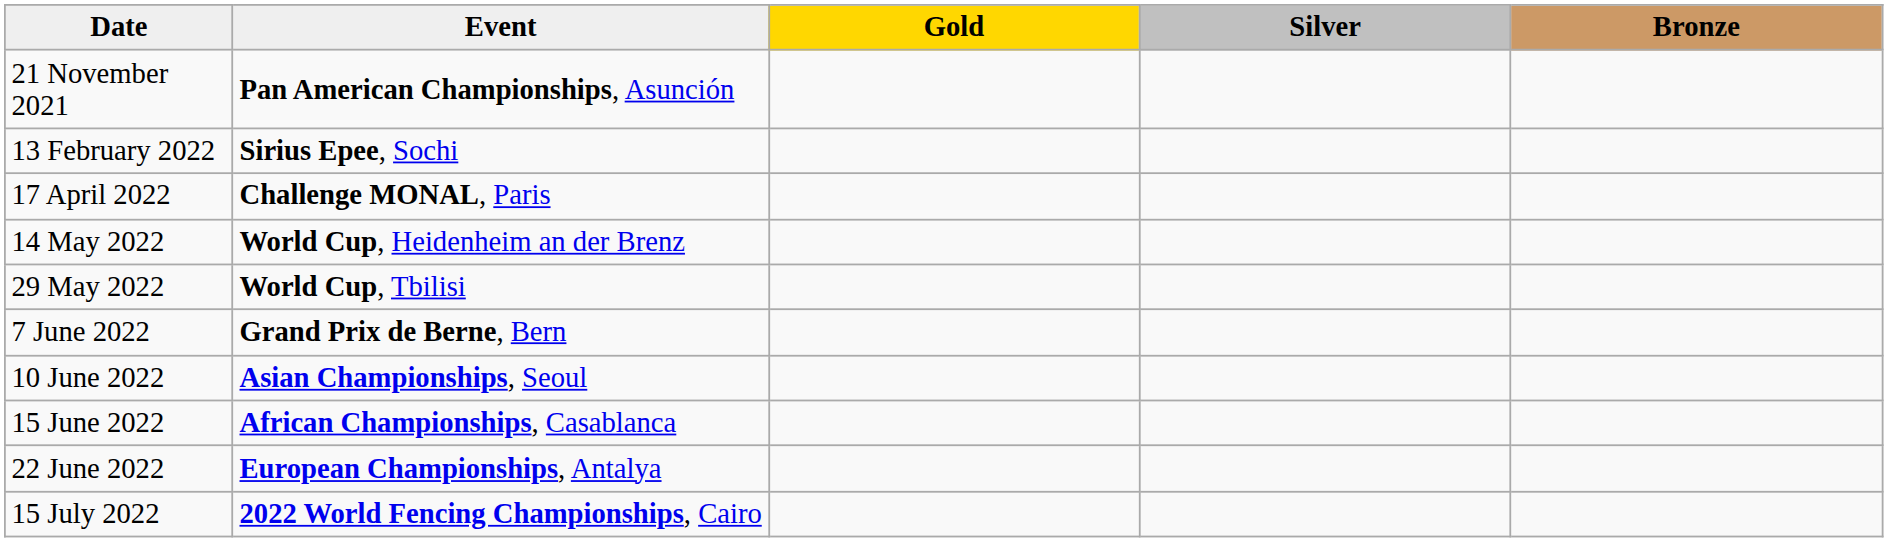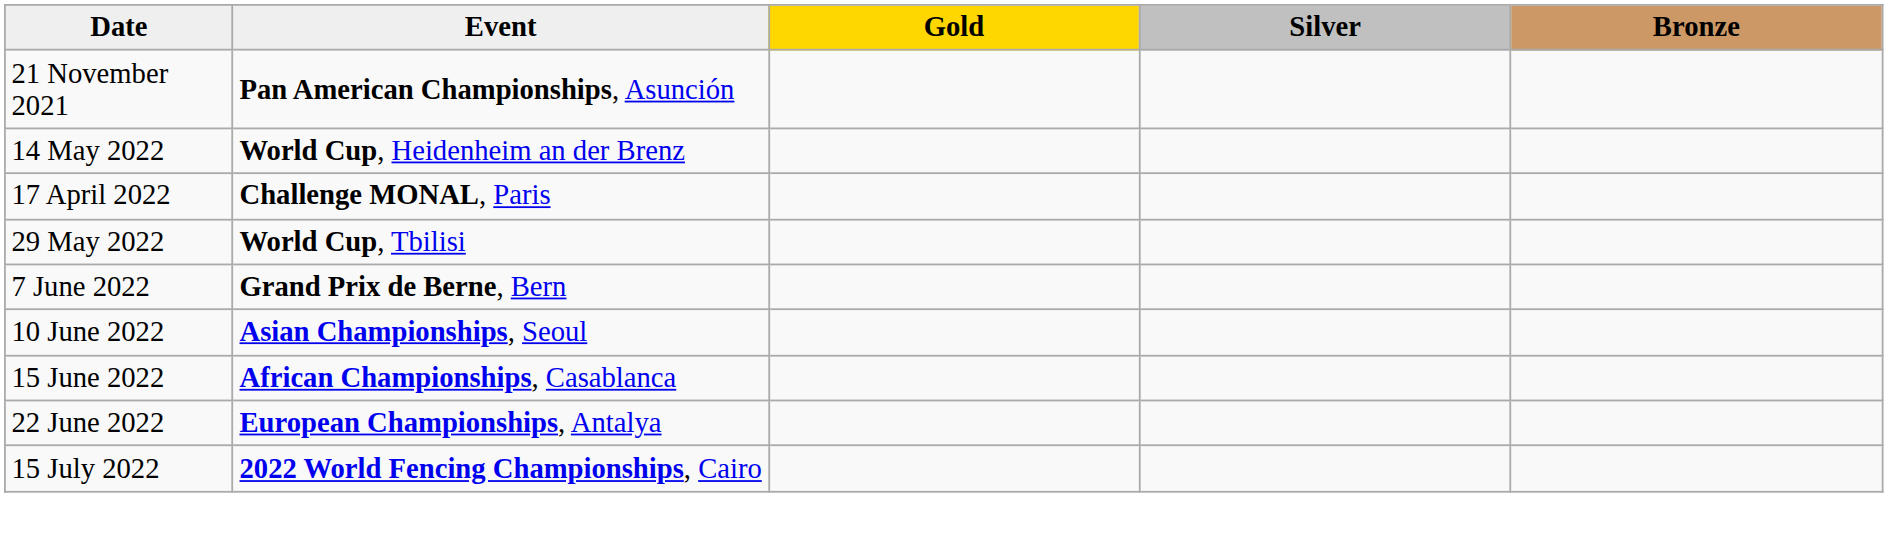- row: (113, 150)
rows swapped: (91, 195) <-> (88, 241)
